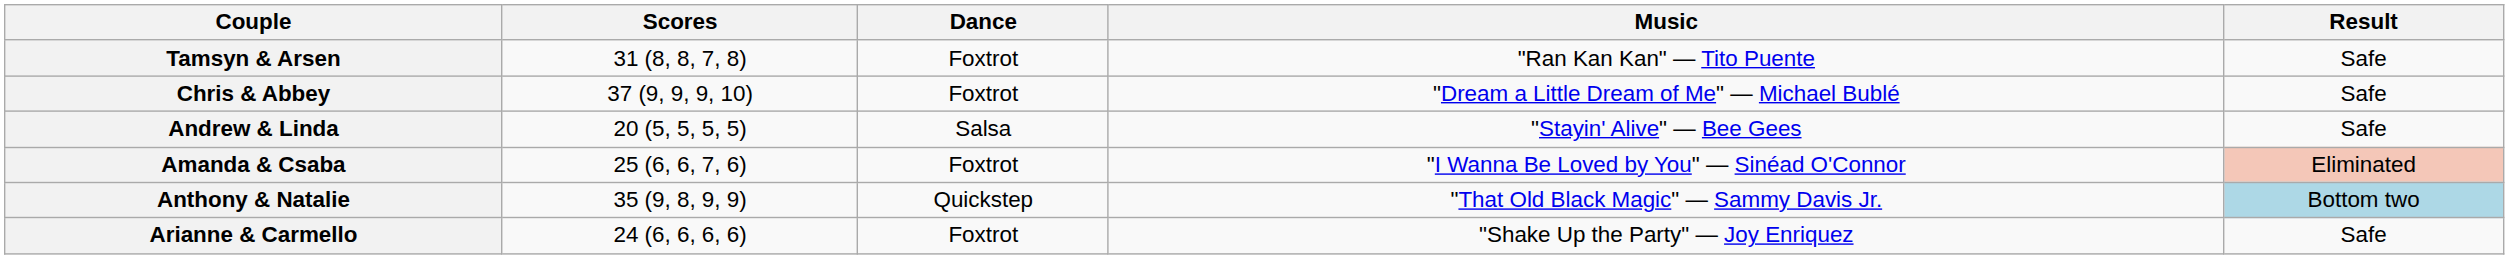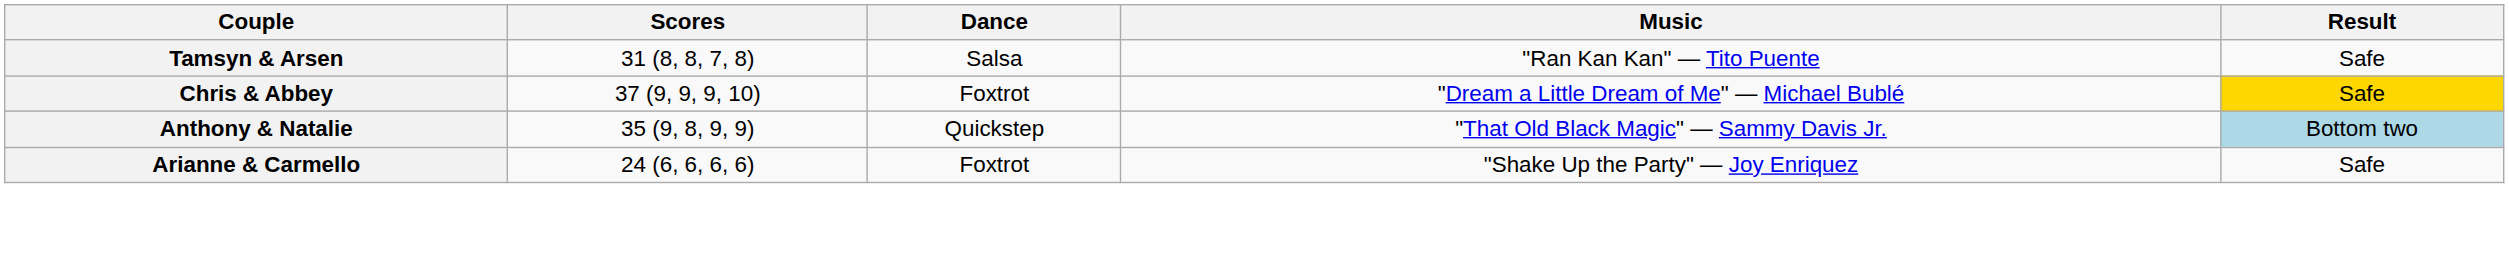(983, 57) Foxtrot -> (994, 57) Salsa
(2364, 93) no background -> (2362, 93) gold background
- row: (253, 128)
- row: (253, 164)
